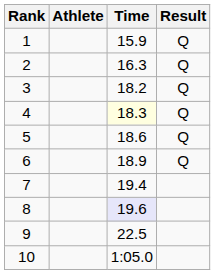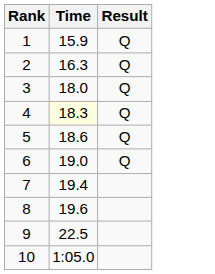- column: (78, 16)
(132, 88) 18.2 -> (73, 88) 18.0
(132, 161) 18.9 -> (73, 161) 19.0
(132, 209) lavender background -> (73, 209) no background
